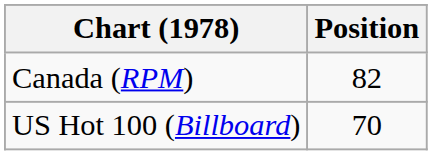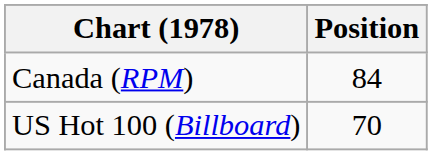(367, 76) 82 -> (367, 76) 84
